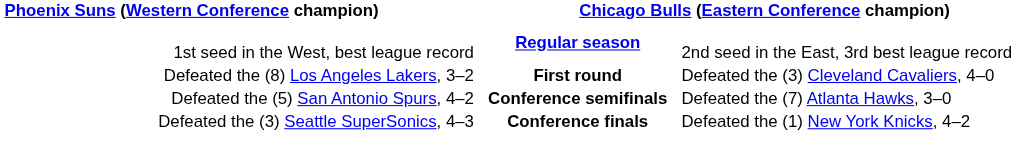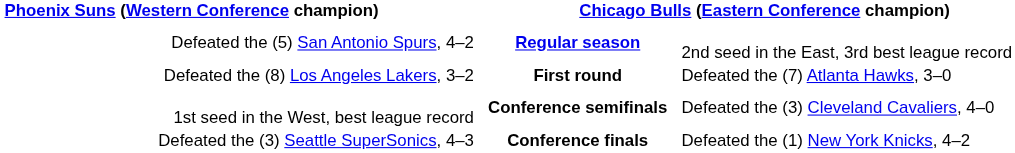(324, 52) 1st seed in the West, best league record -> (323, 43) Defeated the (5) San Antonio Spurs, 4–2
(838, 75) Defeated the (3) Cleveland Cavaliers, 4–0 -> (816, 75) Defeated the (7) Atlanta Hawks, 3–0
(323, 98) Defeated the (5) San Antonio Spurs, 4–2 -> (324, 117) 1st seed in the West, best league record
(816, 98) Defeated the (7) Atlanta Hawks, 3–0 -> (838, 108) Defeated the (3) Cleveland Cavaliers, 4–0
